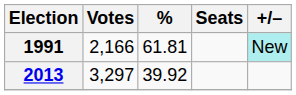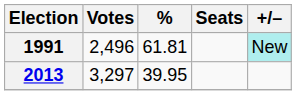(112, 47) 2,166 -> (112, 47) 2,496
(165, 75) 39.92 -> (165, 75) 39.95
